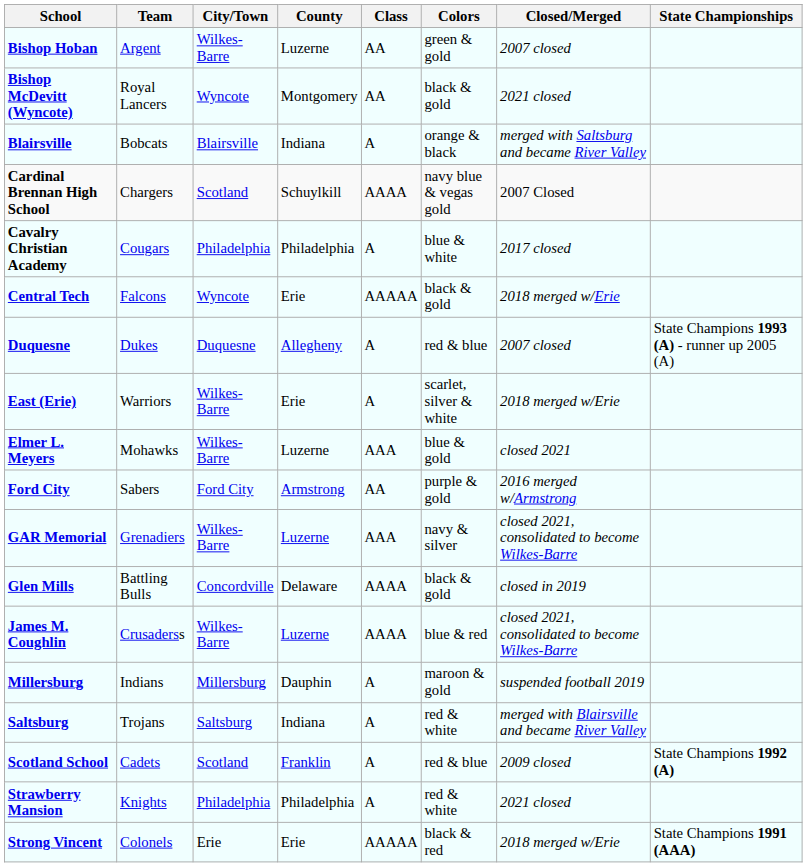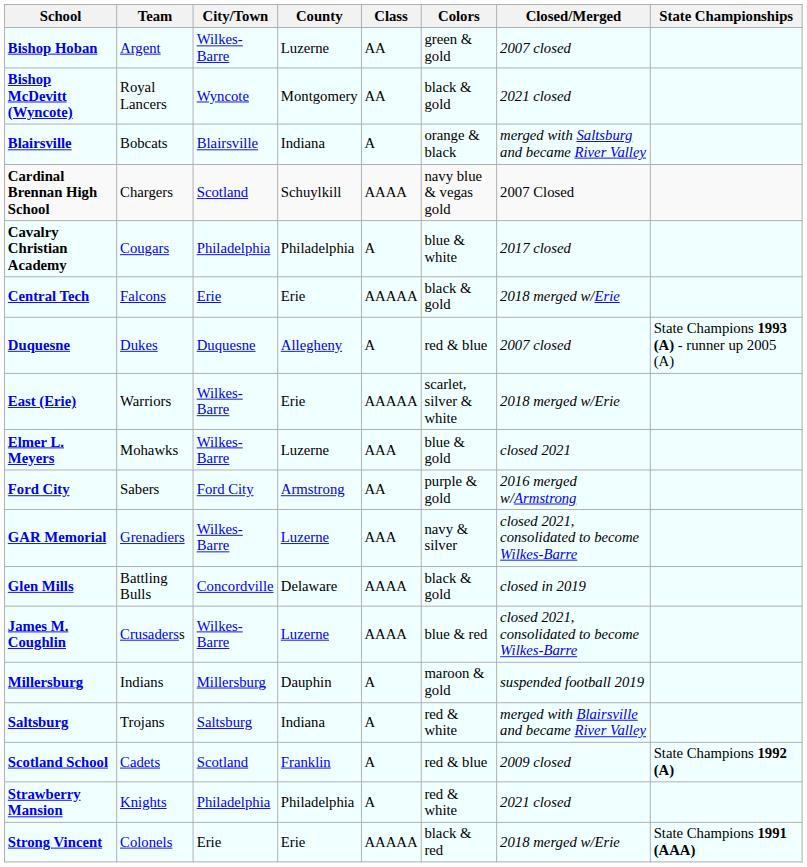(223, 297) Wyncote -> (209, 297) Erie
(370, 401) A -> (391, 401) AAAAA
